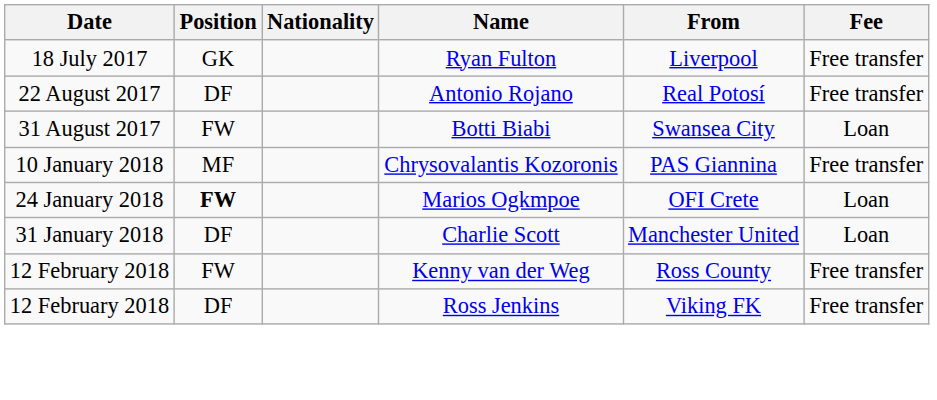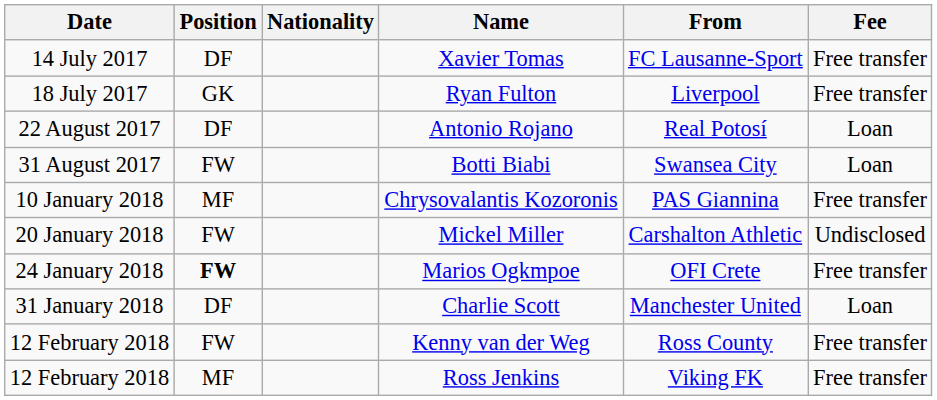+ row: (501, 57)
(866, 93) Free transfer -> (870, 128) Loan
+ row: (501, 235)
(866, 199) Loan -> (870, 270) Free transfer
(218, 306) DF -> (218, 377) MF
